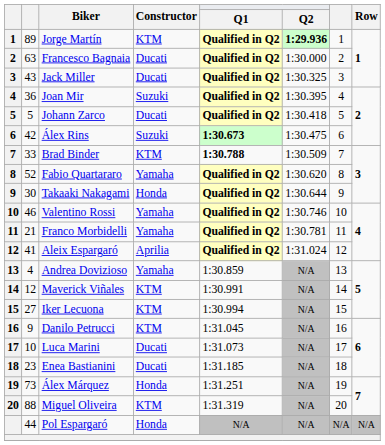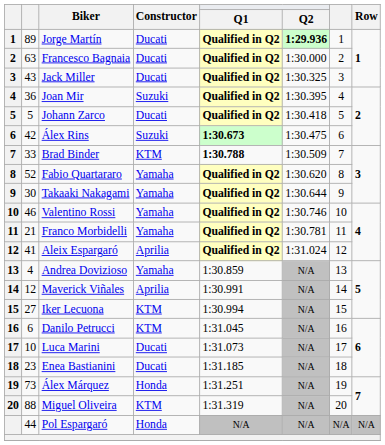(149, 38) KTM -> (151, 38) Ducati
(151, 192) Honda -> (155, 192) Yamaha
(149, 289) KTM -> (152, 289) Aprilia
(30, 328) 9 -> (30, 328) 6
